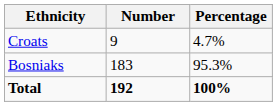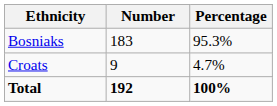rows swapped: (36, 64) <-> (28, 40)
